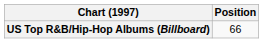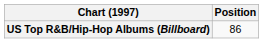(235, 29) 66 -> (235, 29) 86
